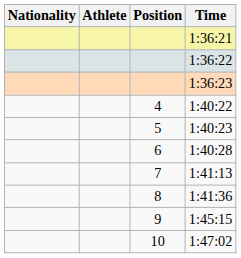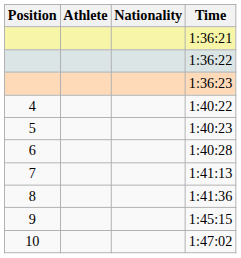columns swapped: (158, 15) <-> (42, 15)
